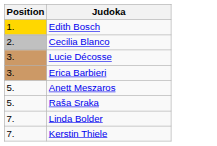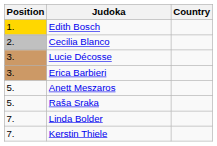+ column: (192, 12)
